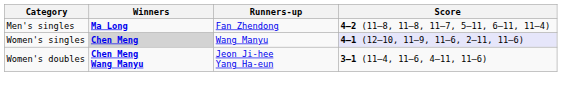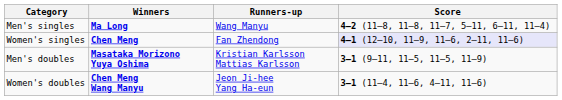(247, 26) Fan Zhendong -> (242, 26) Wang Manyu
(115, 40) lightgrey background -> (115, 40) no background
(242, 40) Wang Manyu -> (247, 40) Fan Zhendong
+ row: (40, 59)
